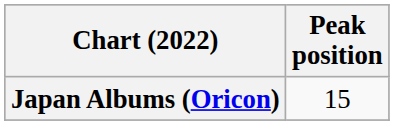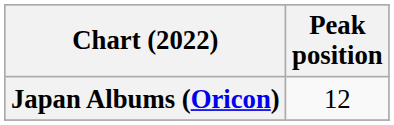(337, 98) 15 -> (337, 98) 12
